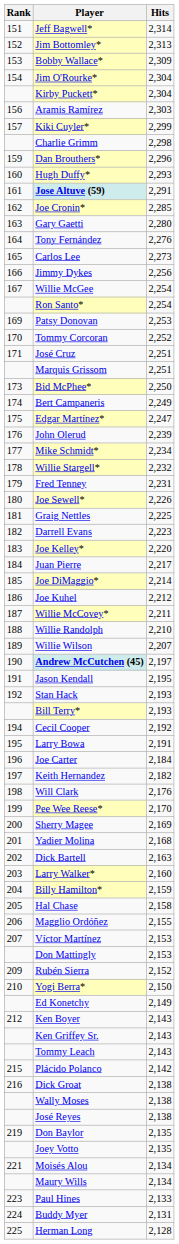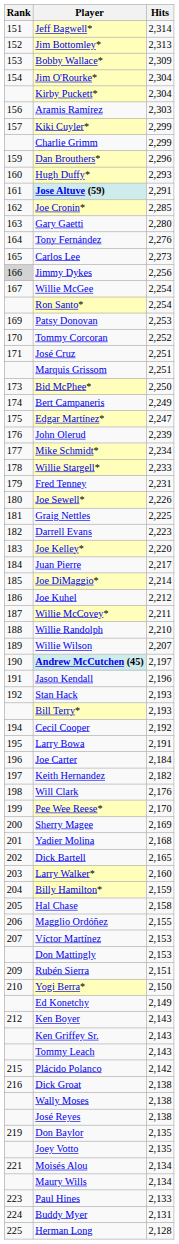(160, 142) 2,298 -> (160, 142) 2,299
(14, 272) no background -> (14, 272) lightgrey background
(160, 467) 2,232 -> (160, 467) 2,233
(160, 678) 2,195 -> (160, 678) 2,196
(160, 857) 2,163 -> (160, 857) 2,165
(160, 971) 2,152 -> (160, 971) 2,151
